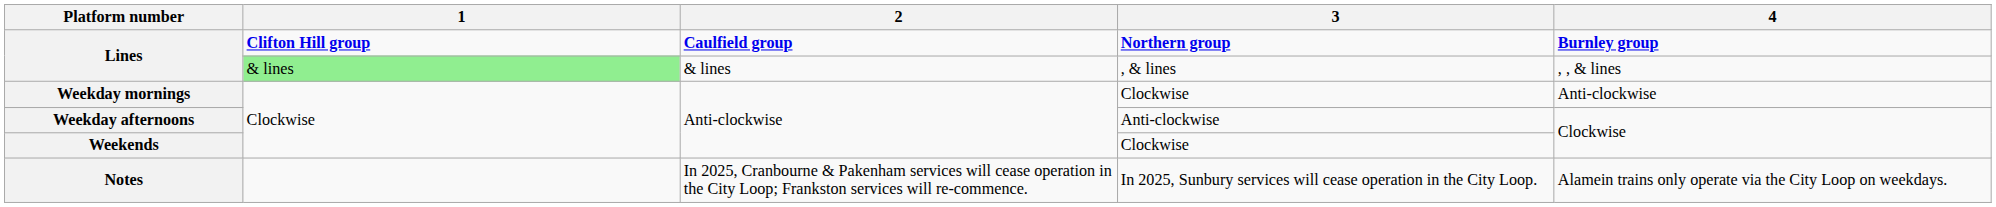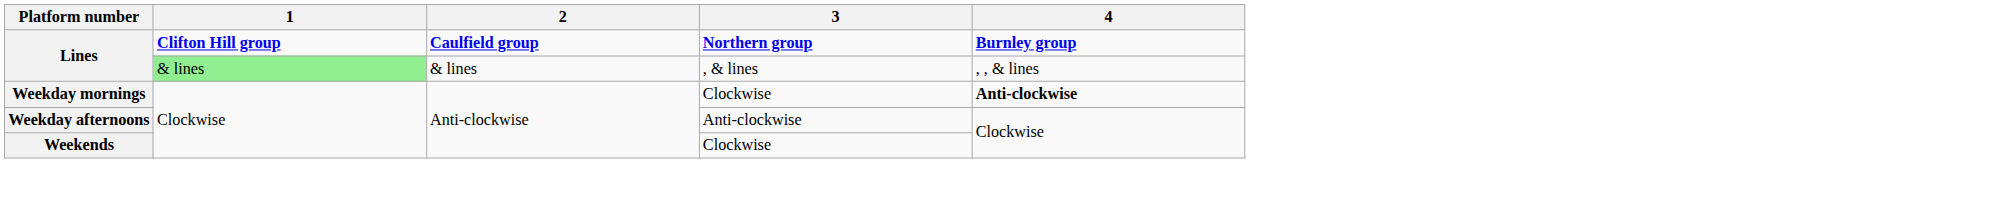(1607, 94) normal -> (1026, 94) bold
- row: (124, 180)
